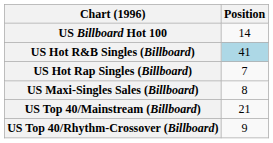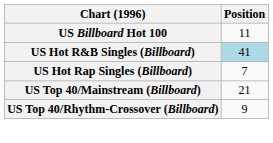(245, 33) 14 -> (245, 33) 11
- row: (113, 90)
